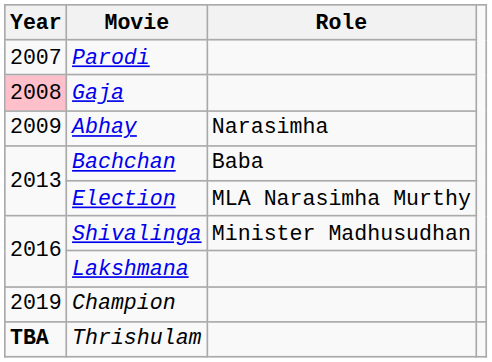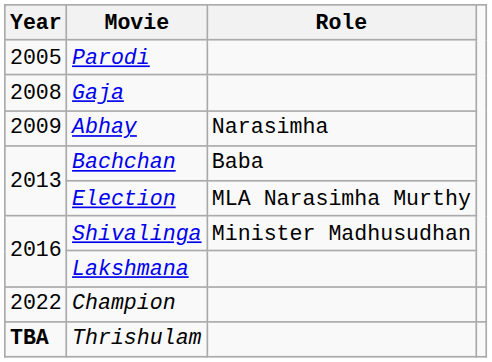(36, 58) 2007 -> (36, 58) 2005
(36, 93) pink background -> (36, 93) no background
(36, 304) 2019 -> (36, 304) 2022
